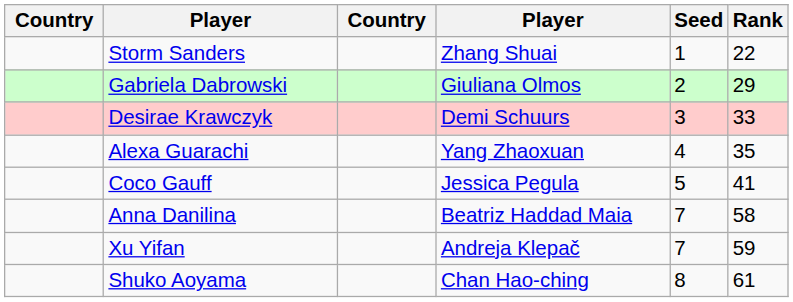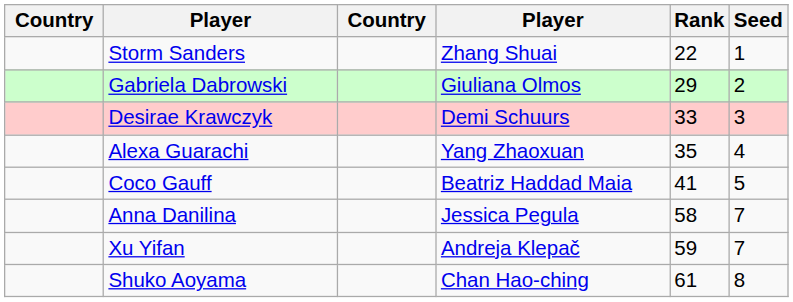columns swapped: (758, 20) <-> (699, 20)
(510, 183) Jessica Pegula -> (537, 183) Beatriz Haddad Maia
(537, 215) Beatriz Haddad Maia -> (510, 215) Jessica Pegula
